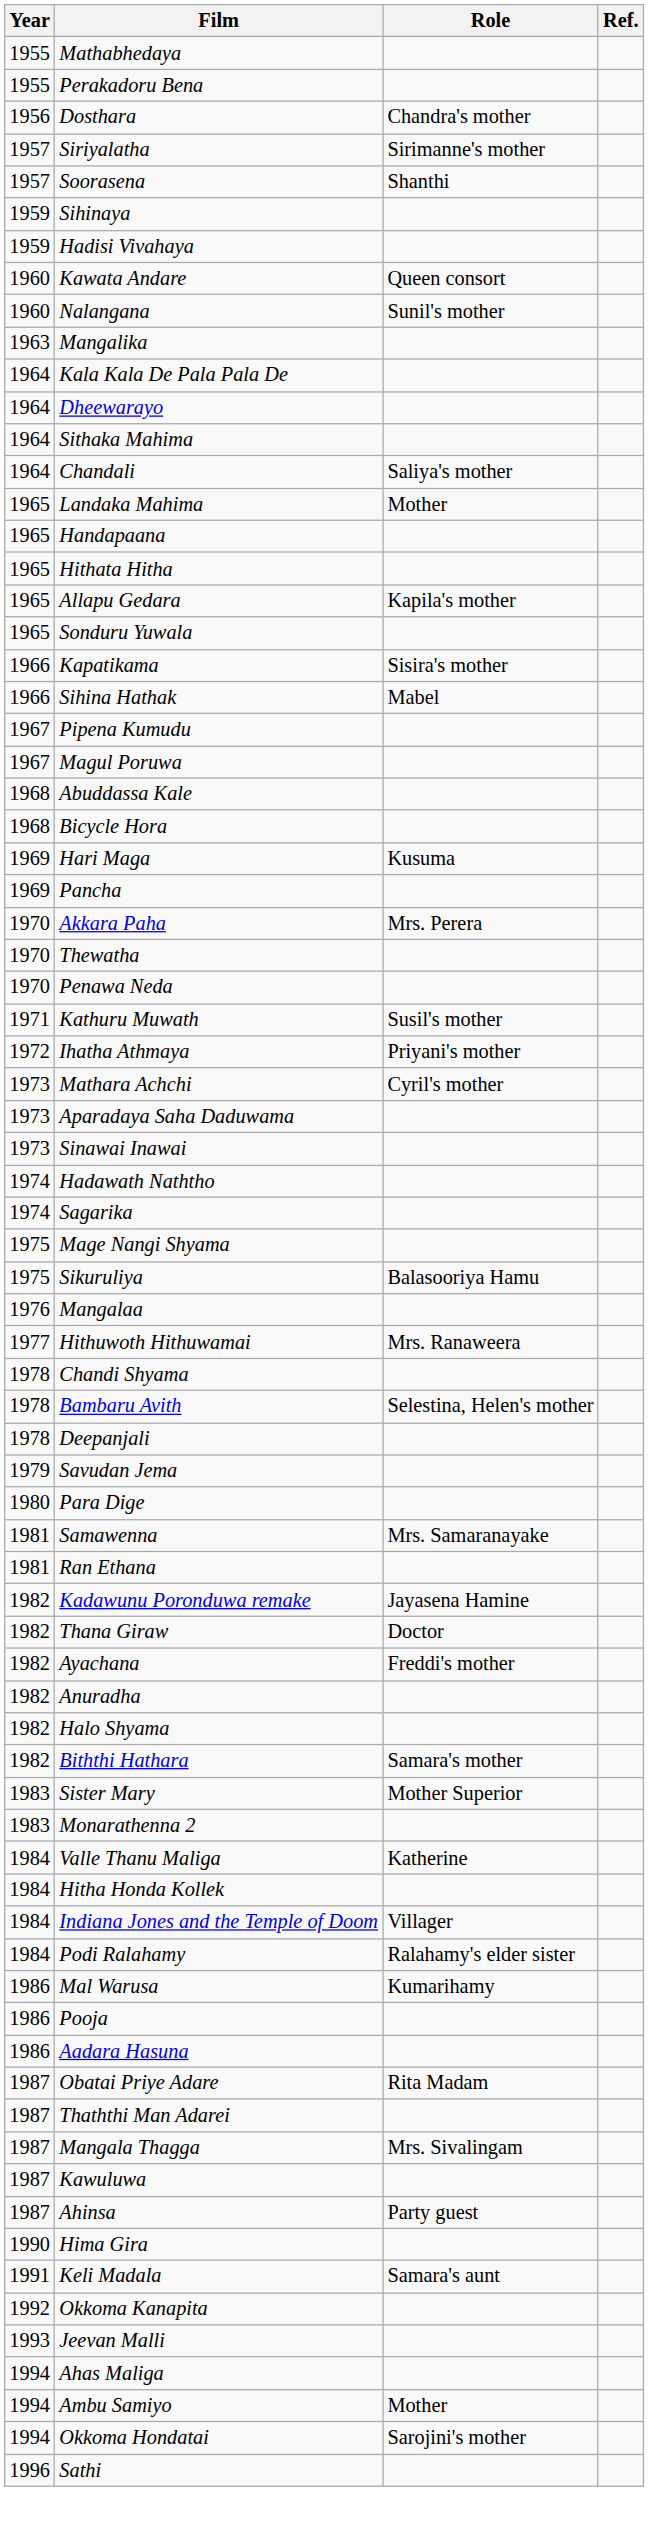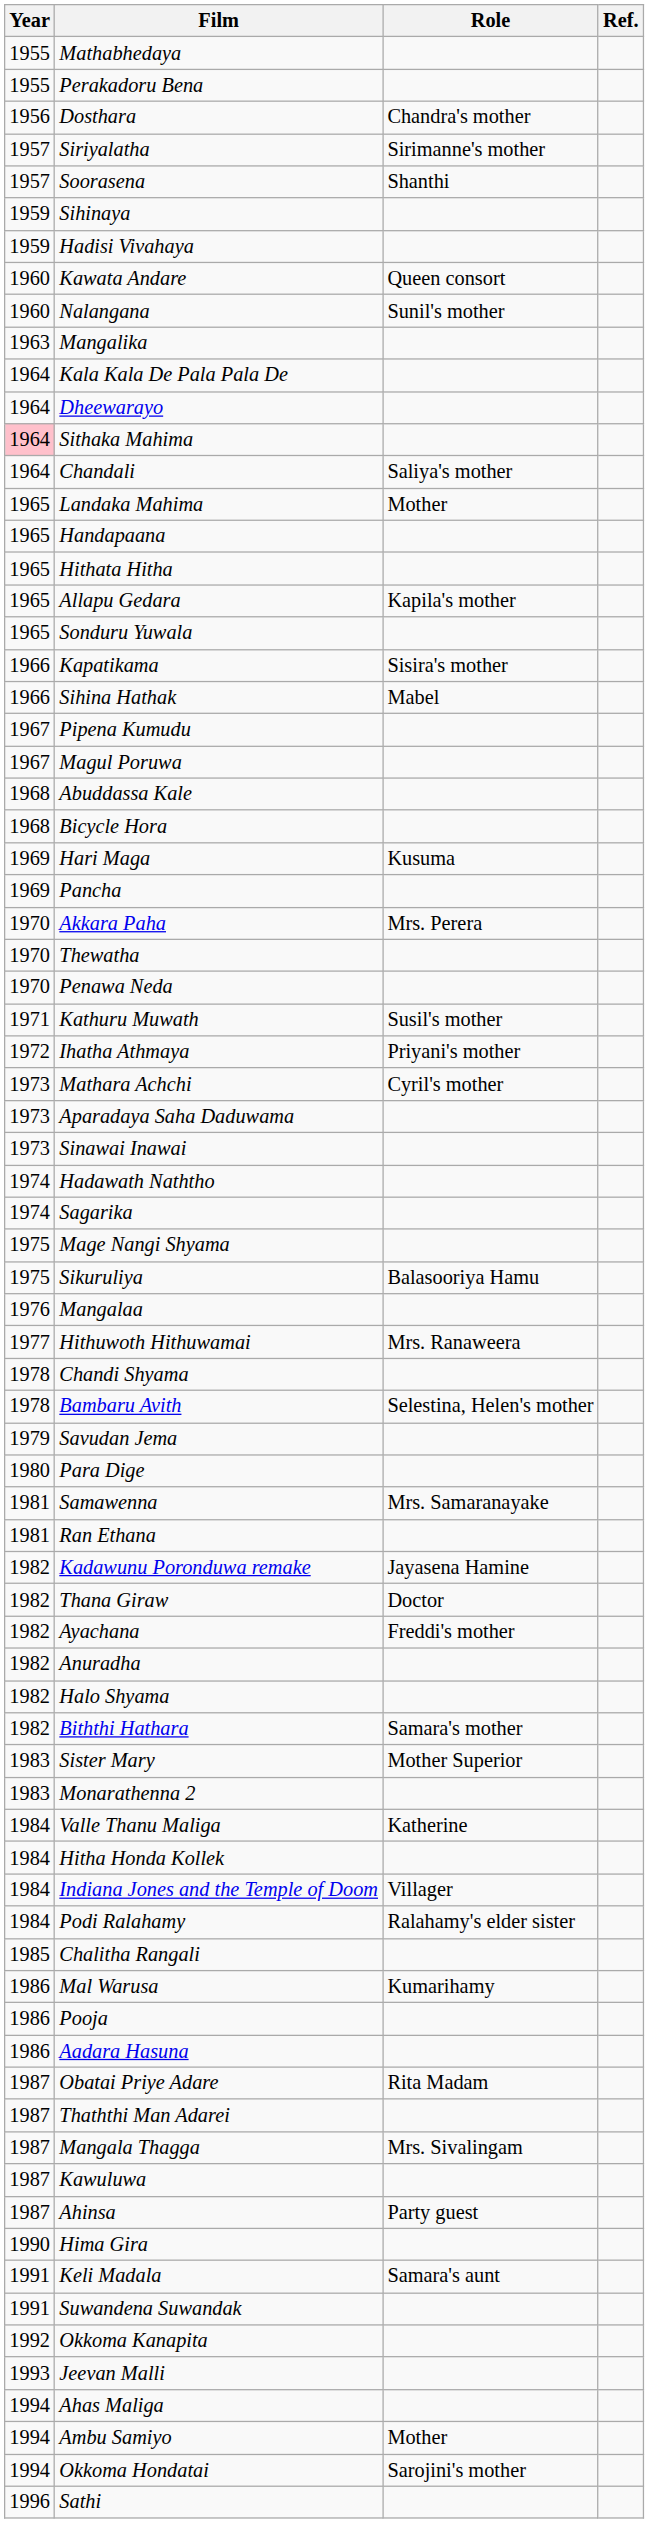(30, 439) no background -> (30, 439) pink background
- row: (104, 1438)
+ row: (130, 1954)
+ row: (150, 2308)
